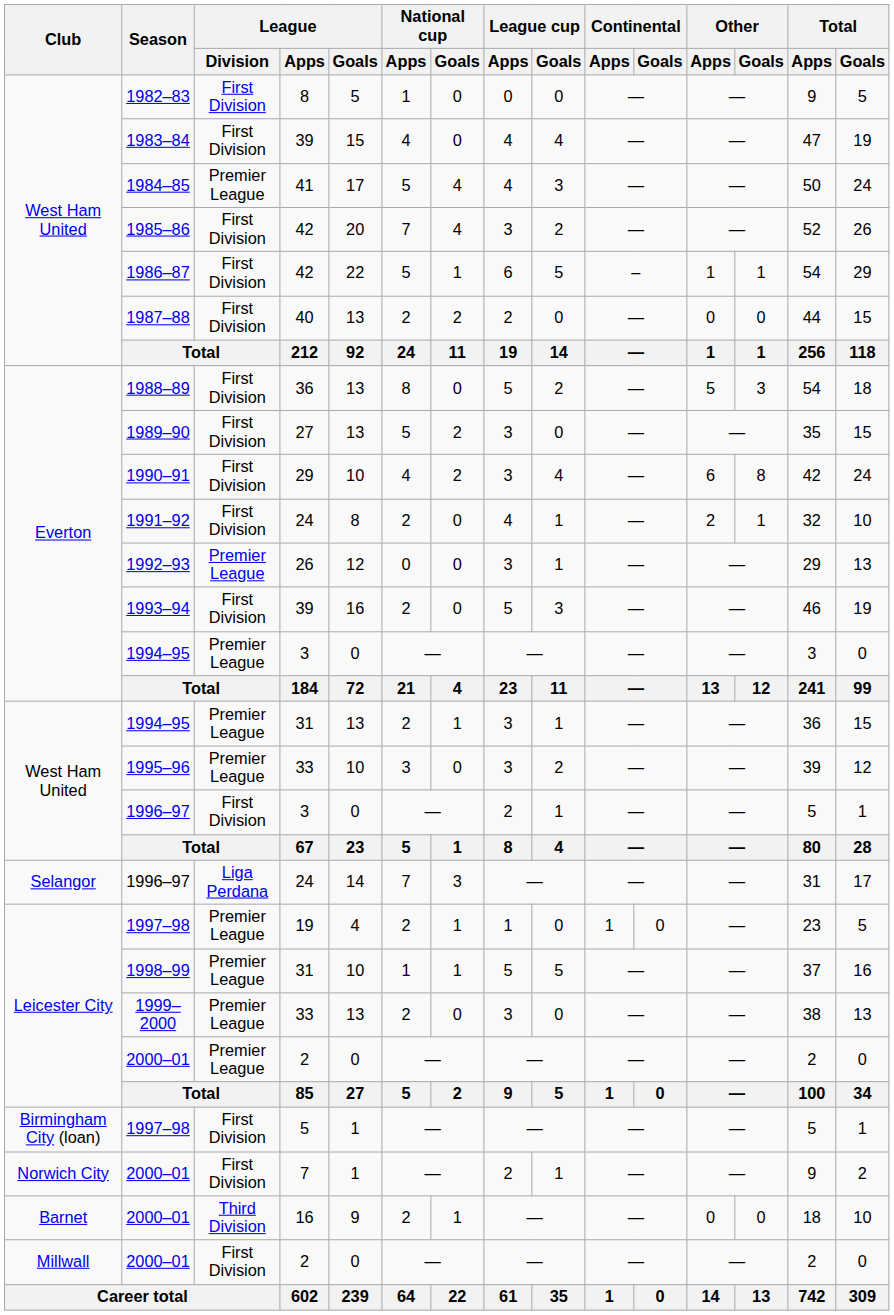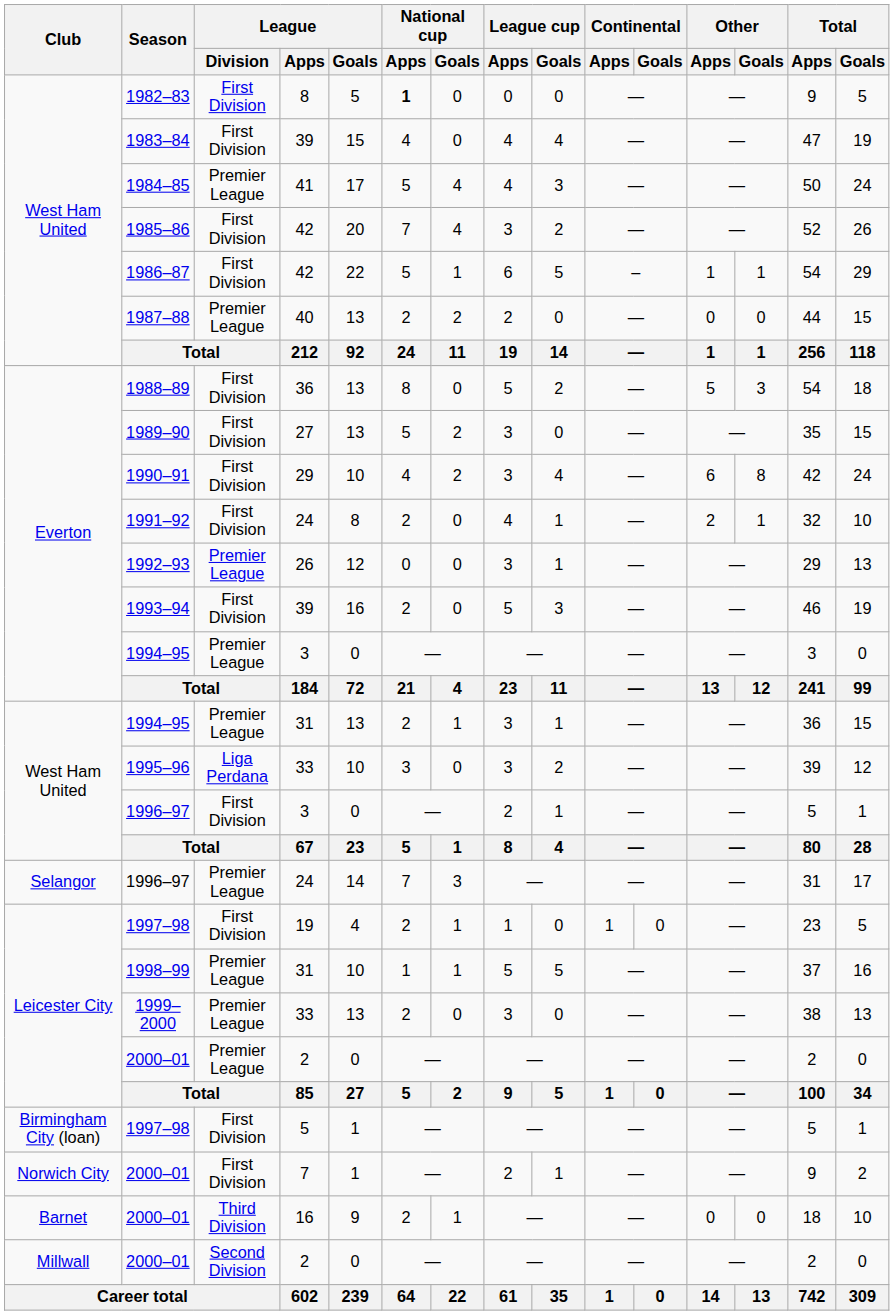(406, 96) normal -> (406, 96) bold
(237, 317) First Division -> (237, 317) Premier League
(237, 767) Premier League -> (237, 767) Liga Perdana
(237, 882) Liga Perdana -> (237, 882) Premier League
(237, 926) Premier League -> (237, 926) First Division
(237, 1262) First Division -> (237, 1262) Second Division
